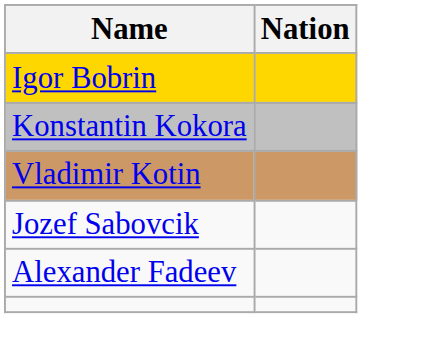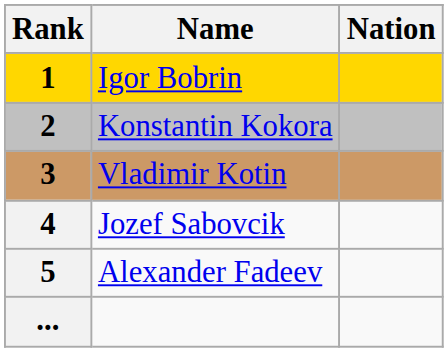+ column: (48, 28)
